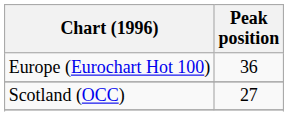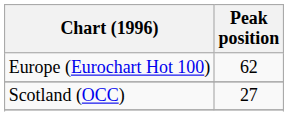(249, 67) 36 -> (249, 67) 62
